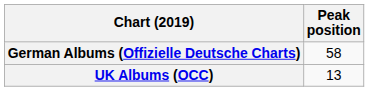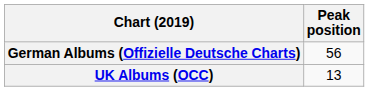(334, 53) 58 -> (334, 53) 56
